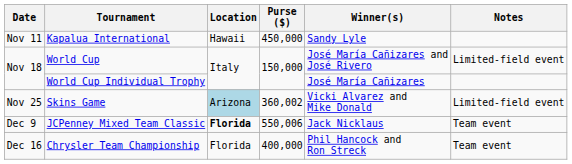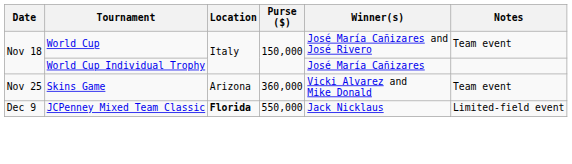- row: (108, 39)
(509, 61) Limited-field event -> (482, 45) Team event
(230, 103) lightblue background -> (230, 88) no background
(282, 103) 360,002 -> (282, 88) 360,000
(509, 103) Limited-field event -> (482, 88) Team event
(282, 125) 550,006 -> (282, 109) 550,000
(482, 125) Team event -> (509, 109) Limited-field event
- row: (123, 146)
